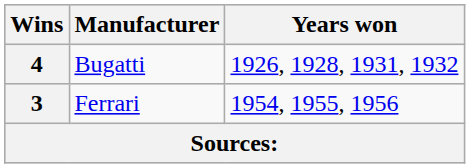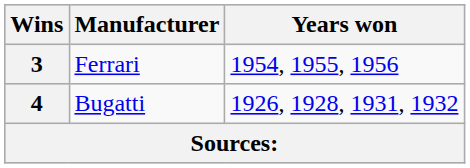rows swapped: (37, 64) <-> (37, 103)
